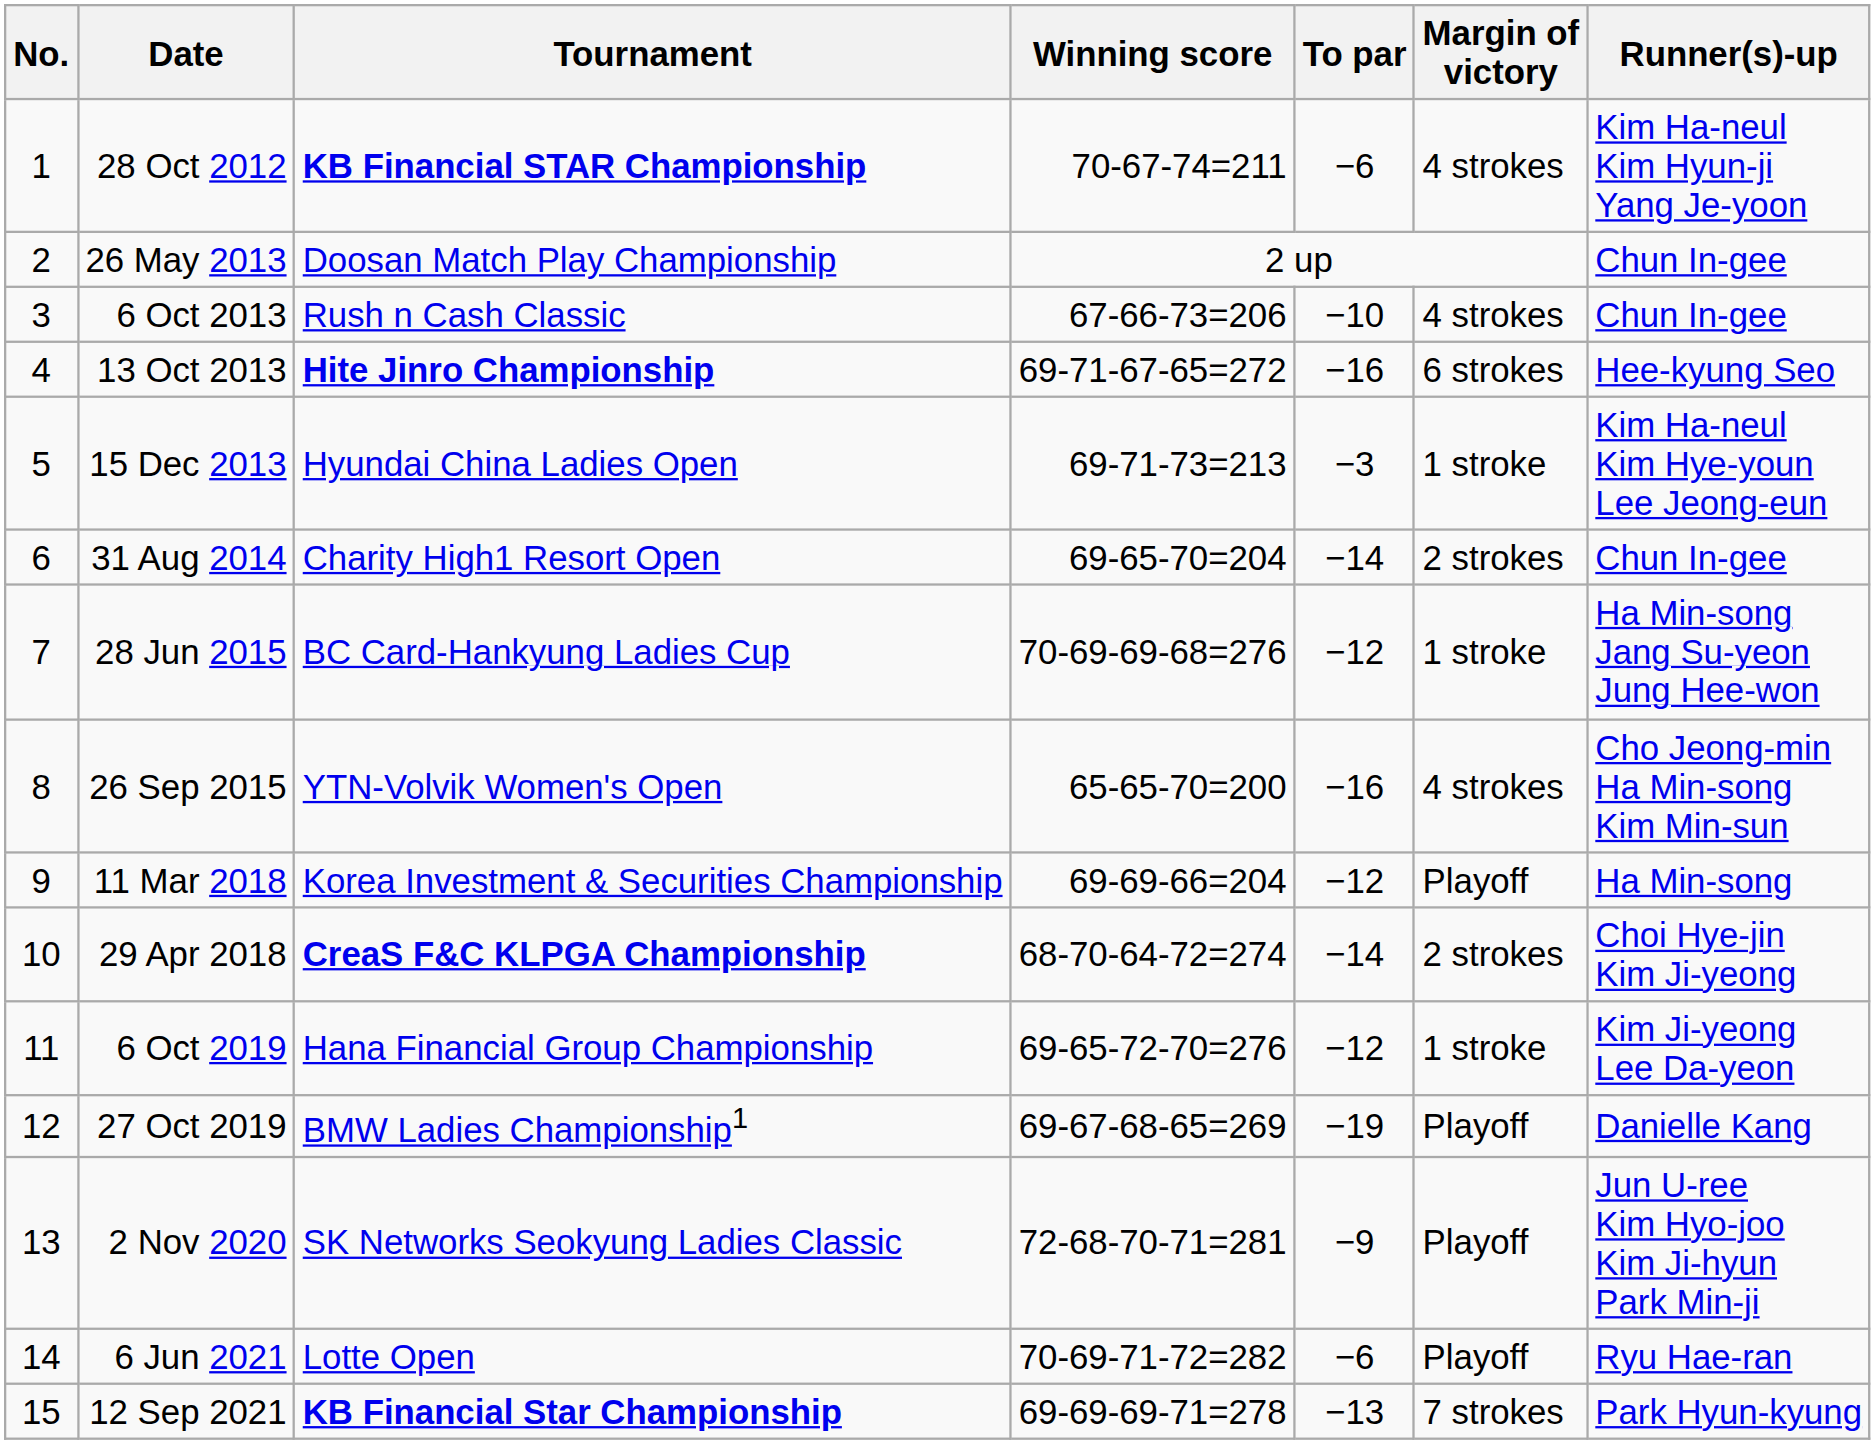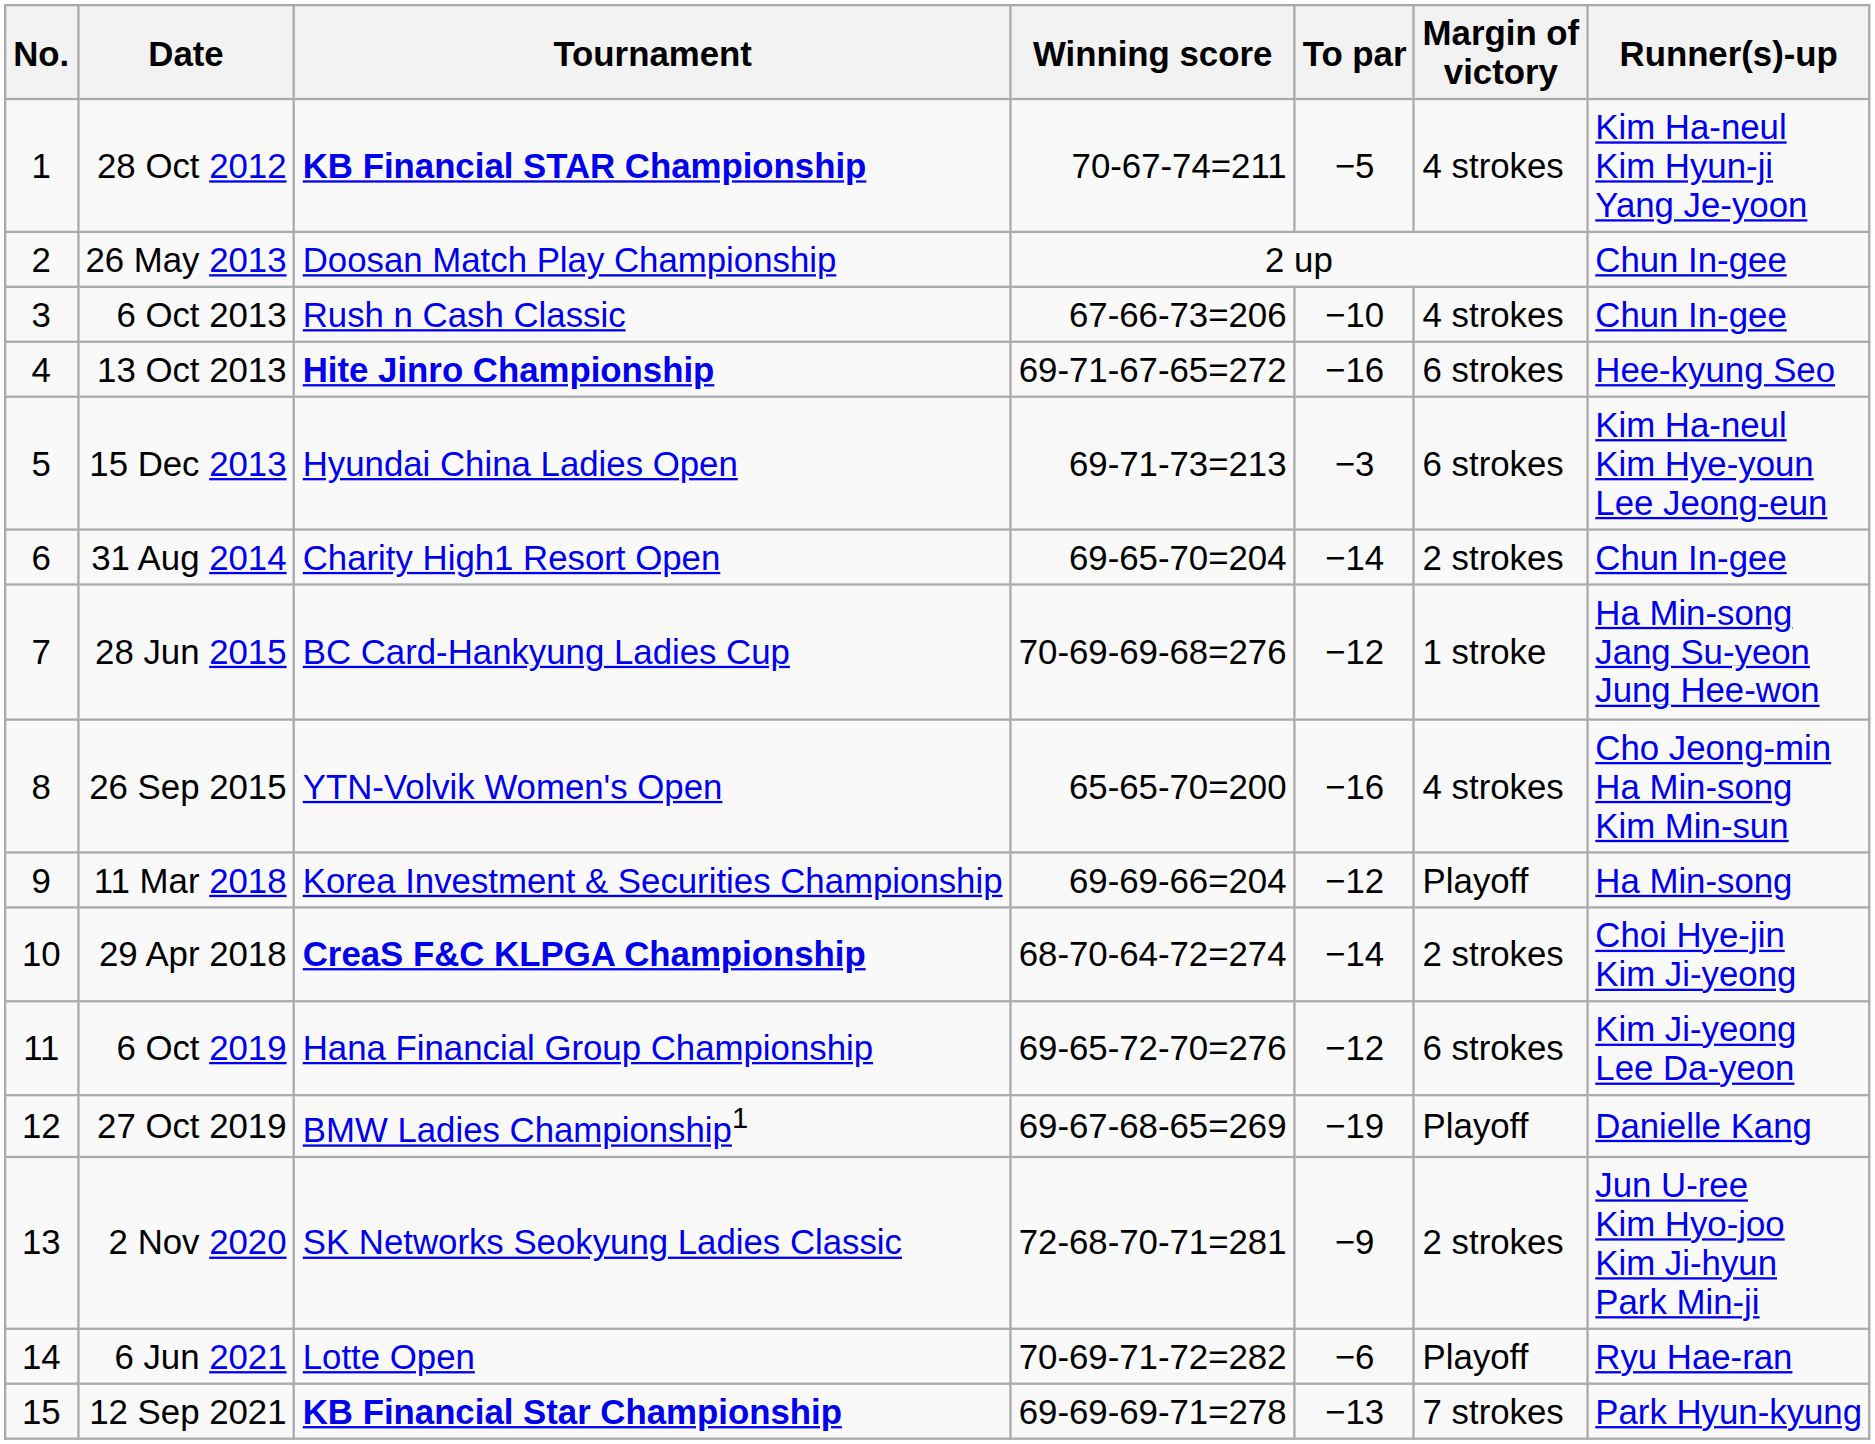(1355, 166) −6 -> (1355, 166) −5
(1484, 464) 1 stroke -> (1493, 464) 6 strokes
(1484, 1048) 1 stroke -> (1493, 1048) 6 strokes
(1475, 1243) Playoff -> (1493, 1243) 2 strokes
